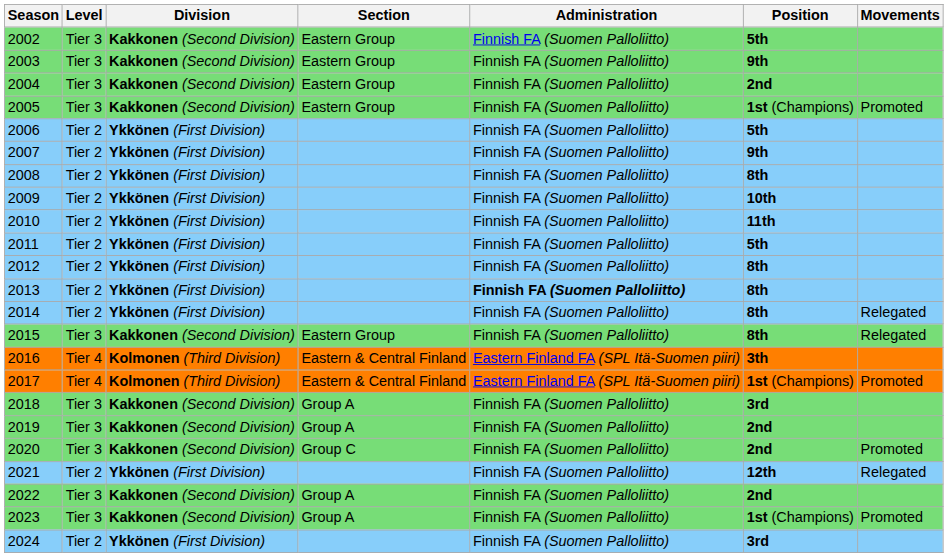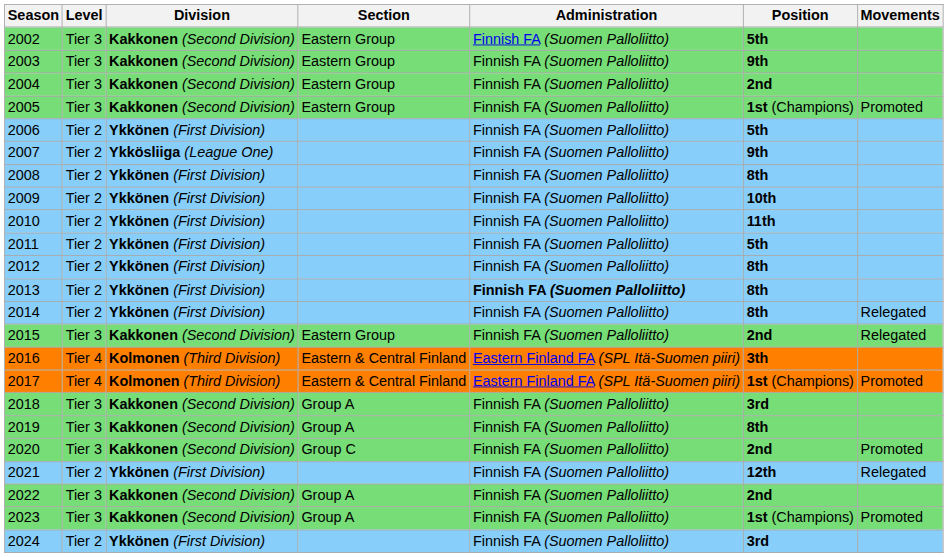(187, 152) Ykkönen (First Division) -> (191, 152) Ykkösliiga (League One)
(757, 335) 8th -> (759, 335) 2nd
(759, 426) 2nd -> (757, 426) 8th
